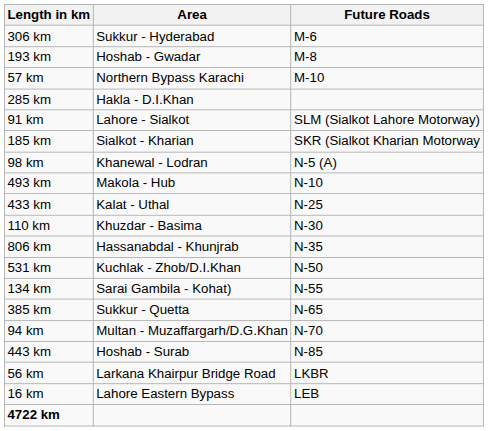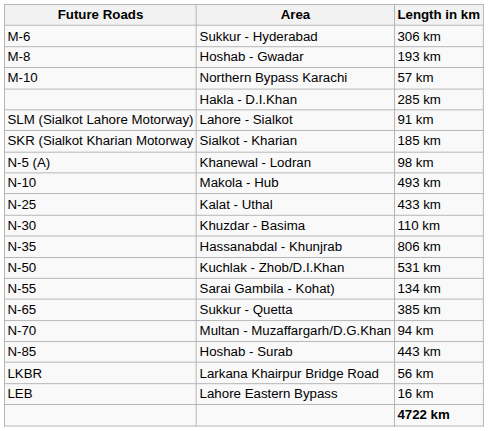columns swapped: (387, 15) <-> (49, 15)
